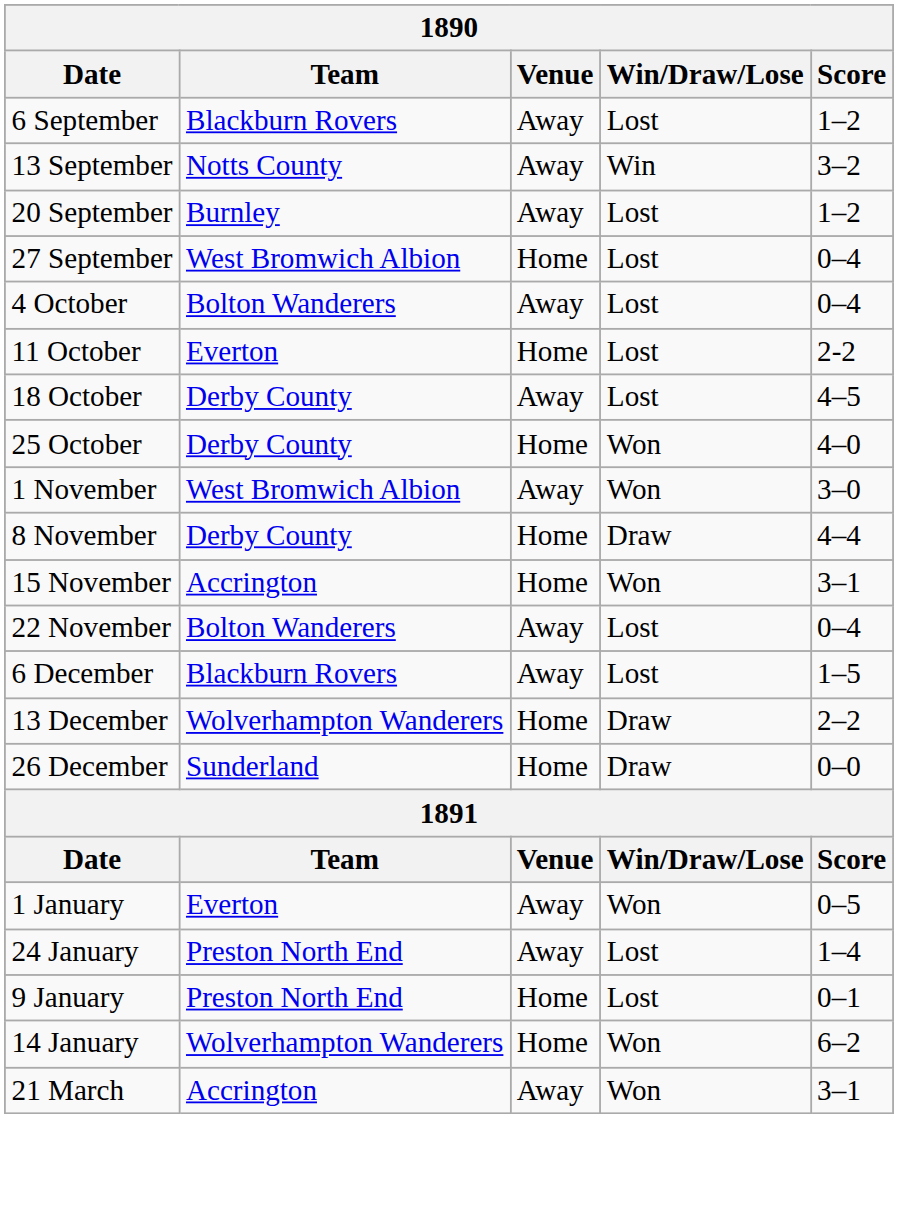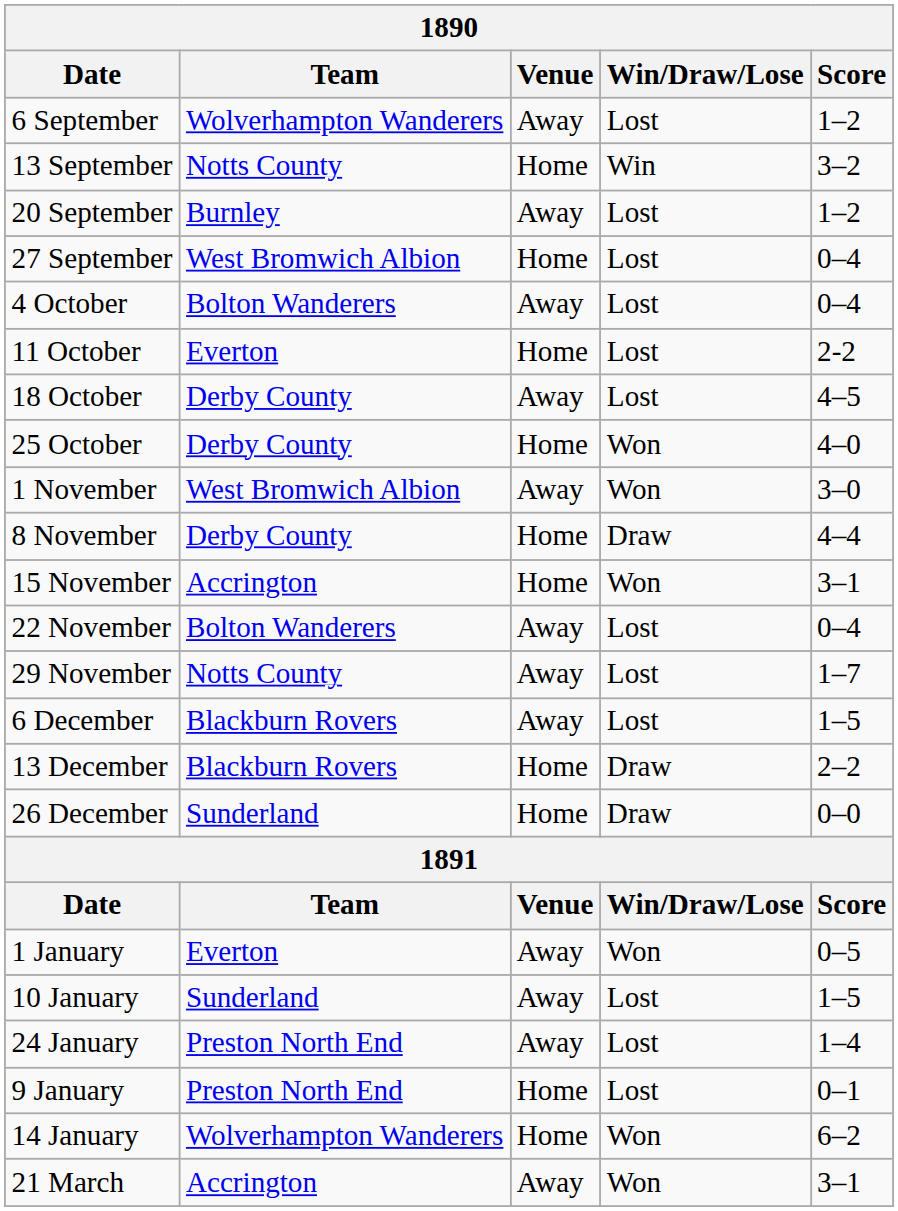(292, 119) Blackburn Rovers -> (345, 119) Wolverhampton Wanderers
(550, 166) Away -> (552, 166) Home
+ row: (91, 674)
(345, 720) Wolverhampton Wanderers -> (292, 766) Blackburn Rovers
+ row: (75, 997)
